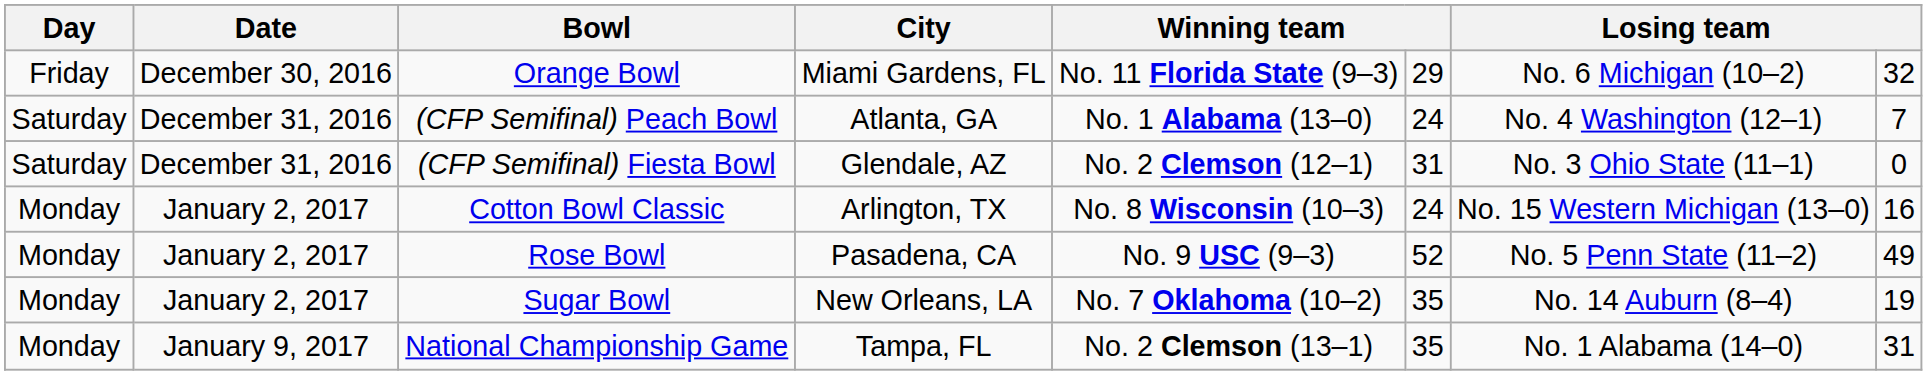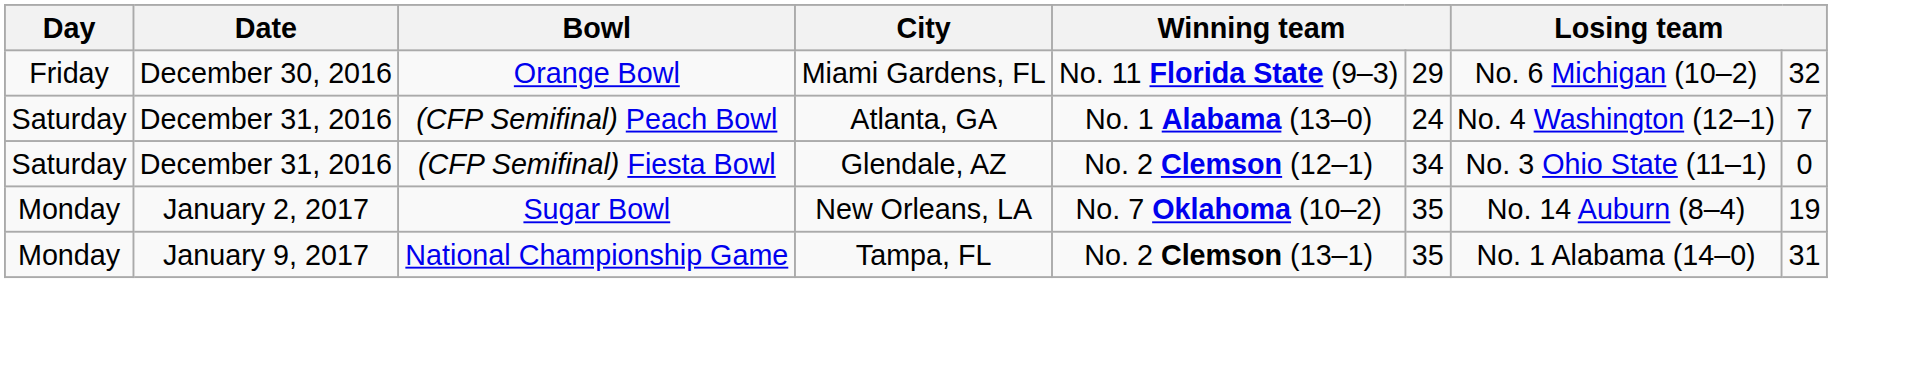(1428, 164) 31 -> (1428, 164) 34
- row: (597, 210)
- row: (597, 255)
